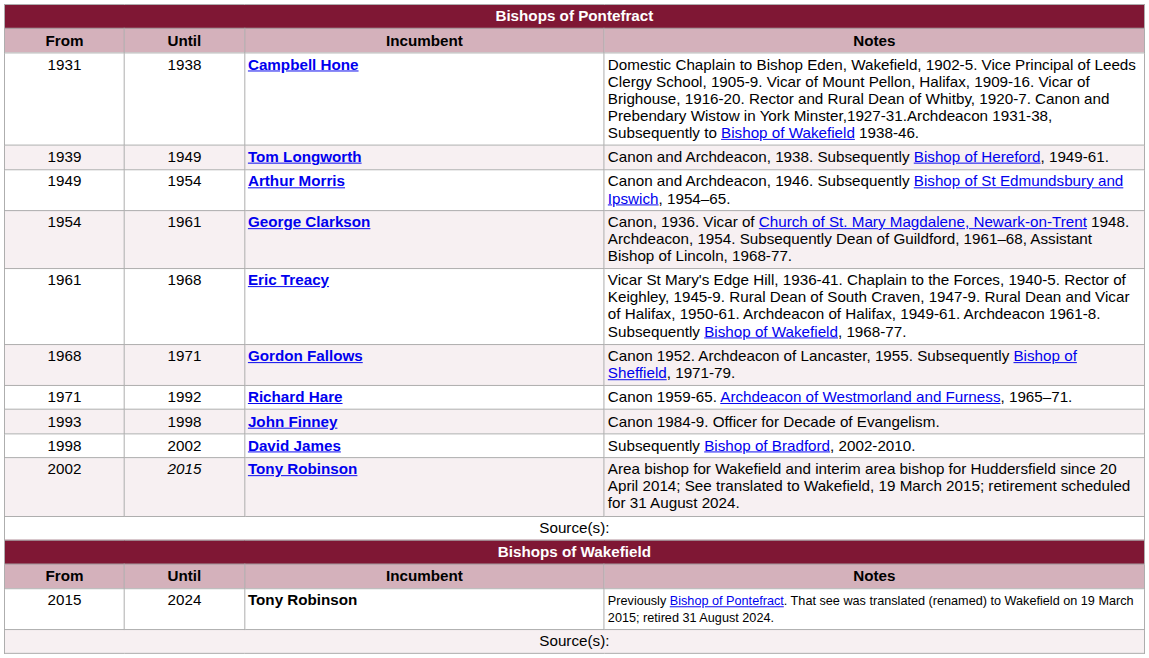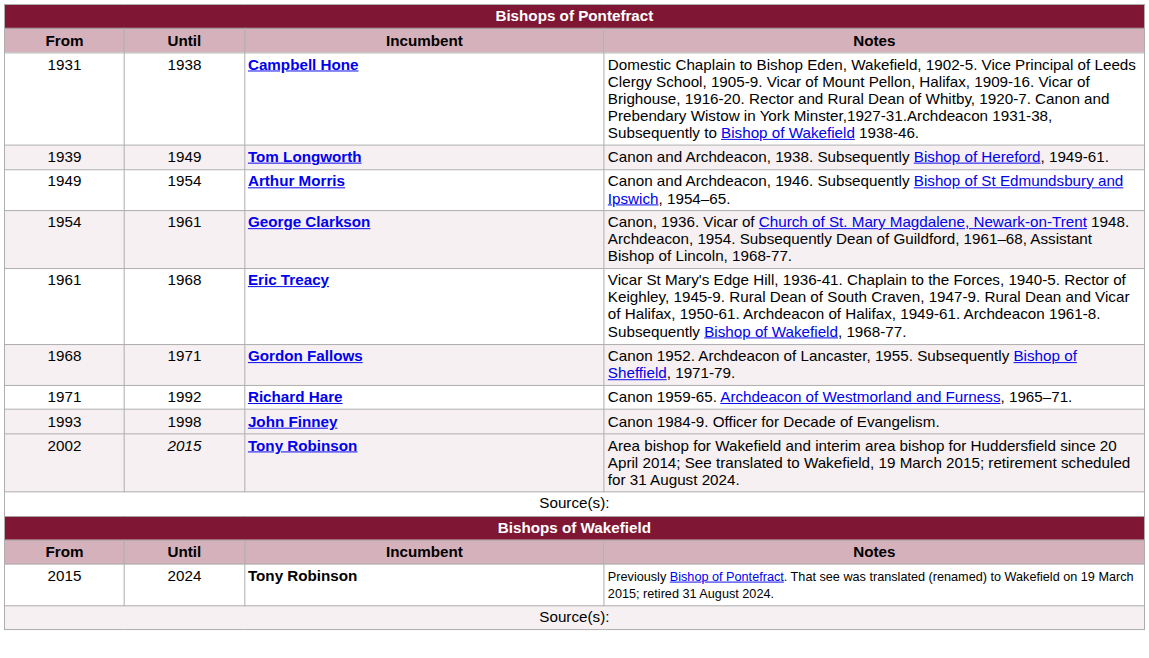- row: (64, 445)
